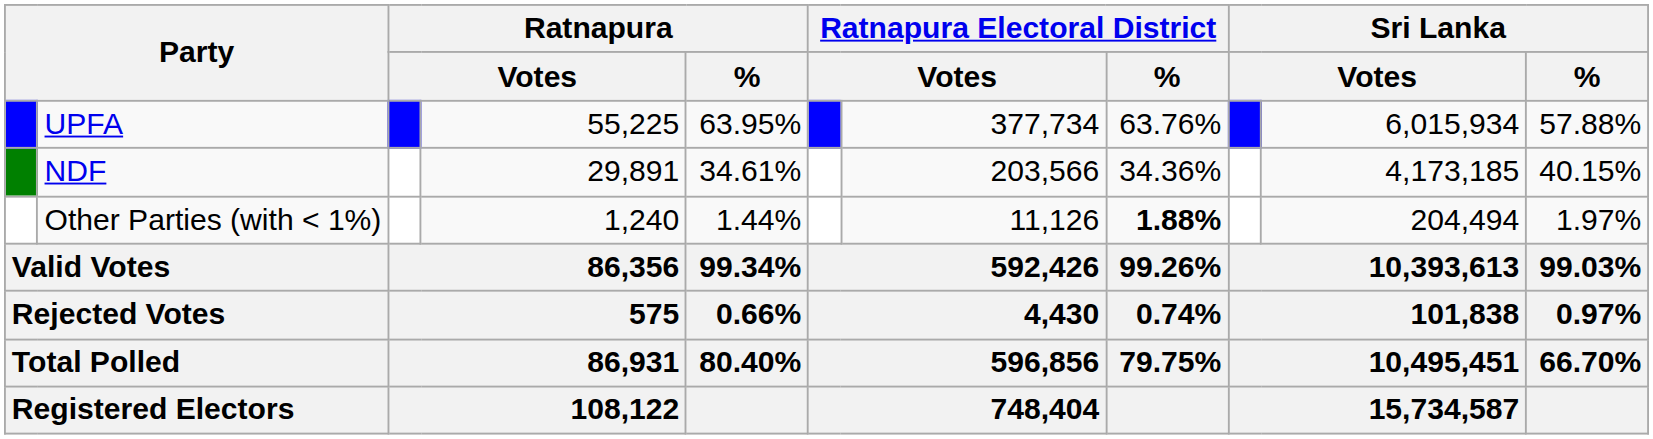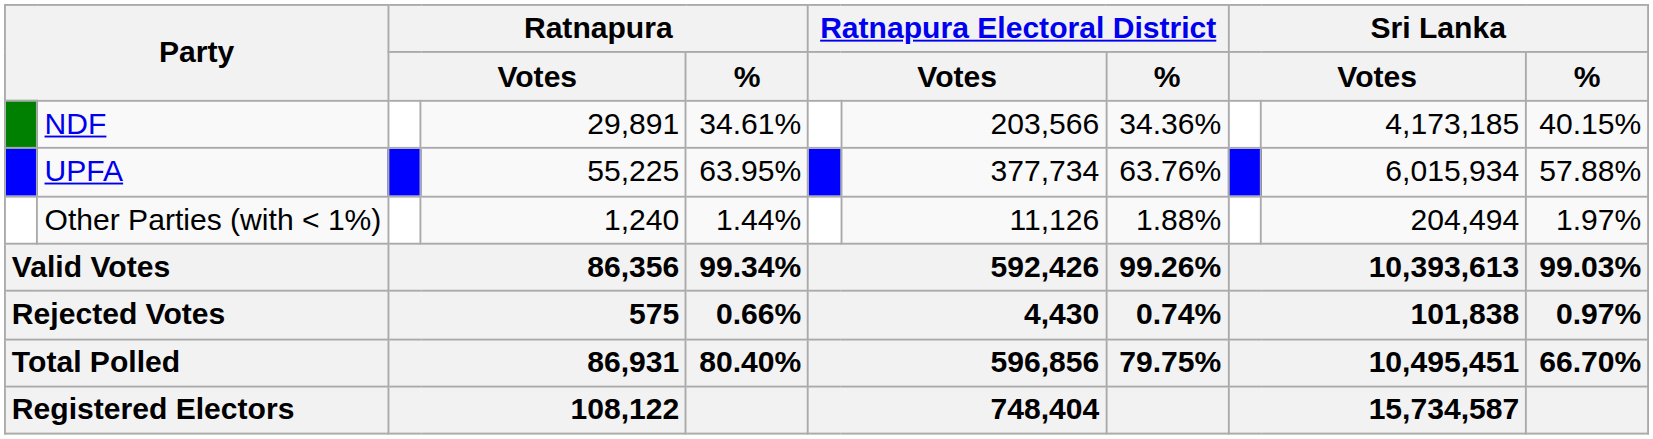rows swapped: (84, 123) <-> (75, 171)
(1179, 219) bold -> (1179, 219) normal
